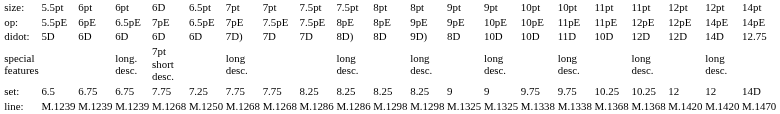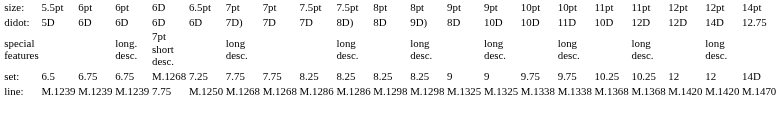- row: (11, 22)
(162, 91) 7.75 -> (169, 76) M.1268
(169, 106) M.1268 -> (162, 91) 7.75
